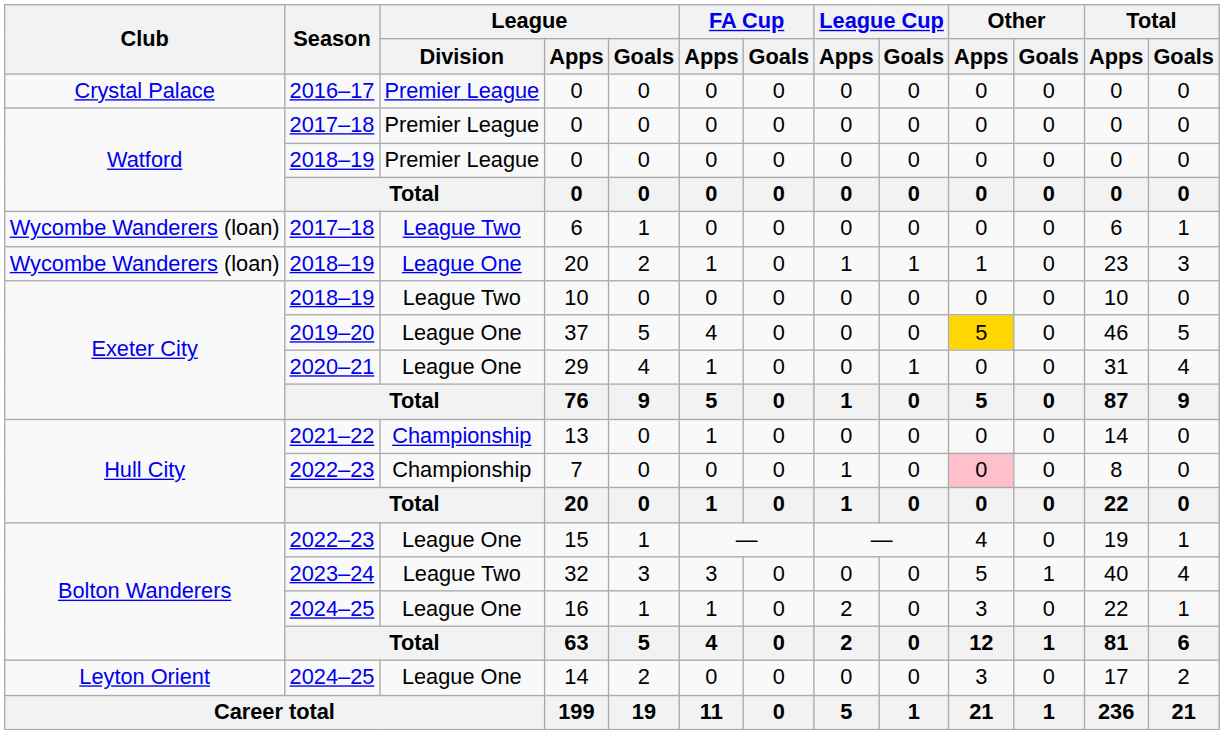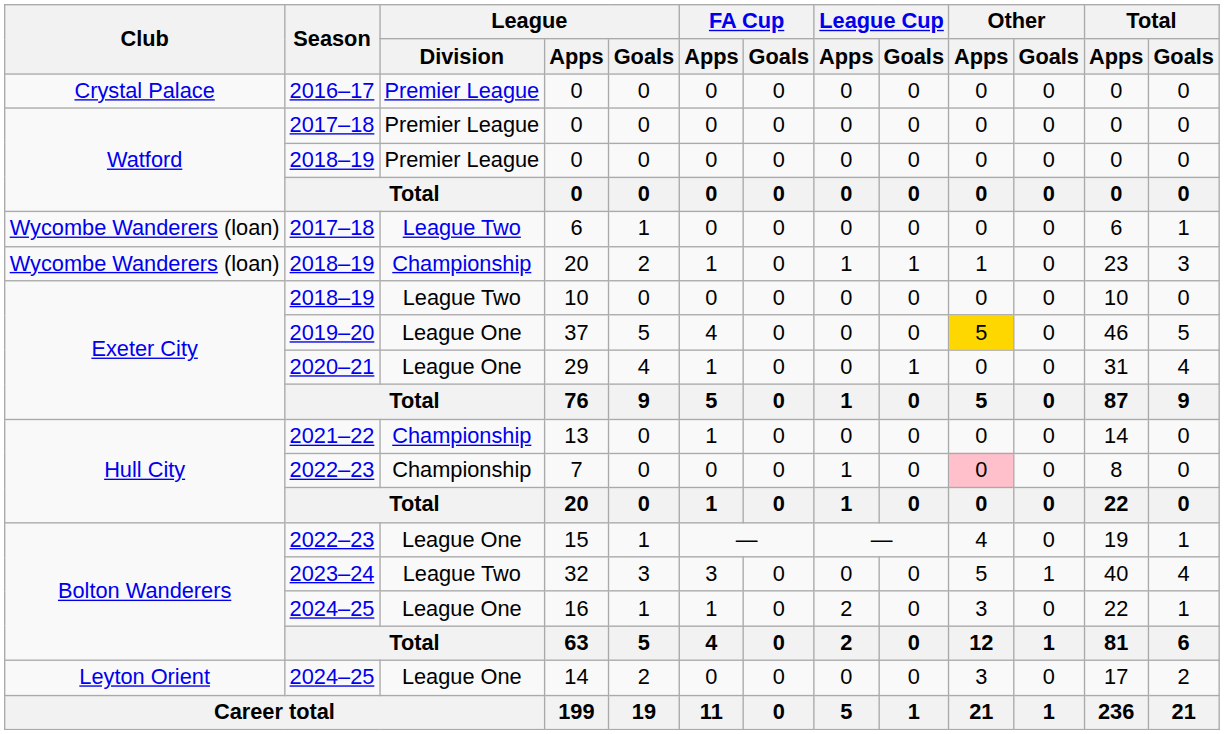(462, 263) League One -> (462, 263) Championship
